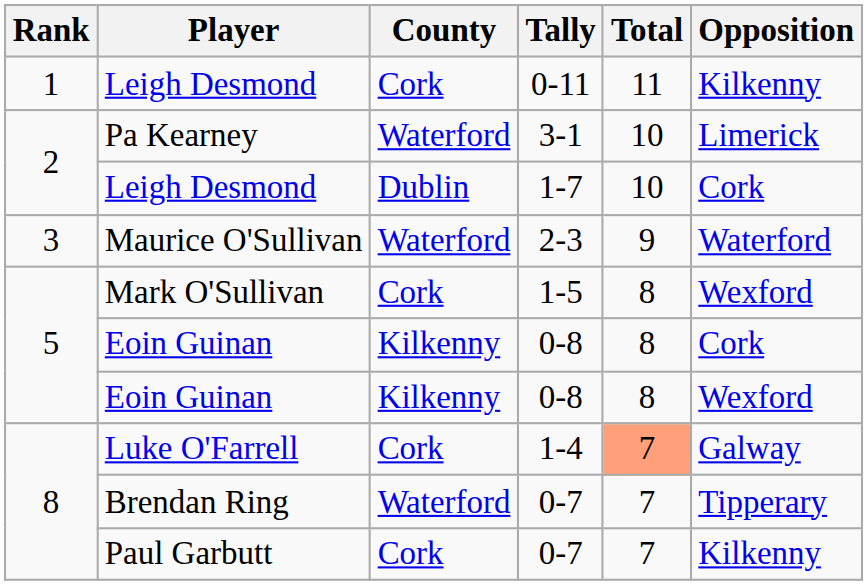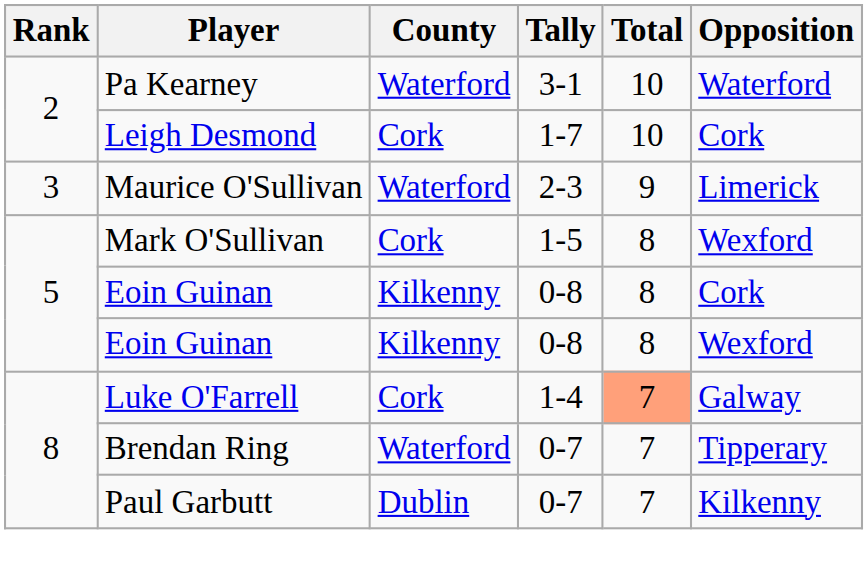- row: (211, 82)
(759, 135) Limerick -> (765, 82) Waterford
(423, 187) Dublin -> (411, 135) Cork
(765, 239) Waterford -> (759, 187) Limerick
(411, 553) Cork -> (423, 501) Dublin
